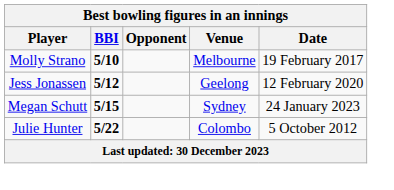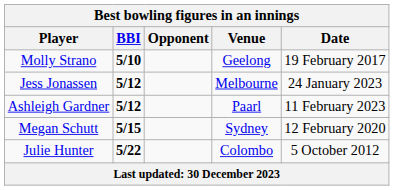(224, 60) Melbourne -> (247, 60) Geelong
(224, 83) Geelong -> (247, 83) Melbourne
(313, 83) 12 February 2020 -> (335, 83) 24 January 2023
+ row: (59, 106)
(313, 106) 24 January 2023 -> (335, 128) 12 February 2020
